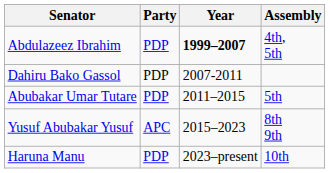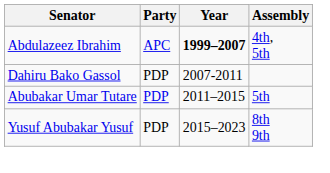(156, 45) PDP -> (157, 45) APC
(157, 127) APC -> (156, 127) PDP
- row: (46, 157)
